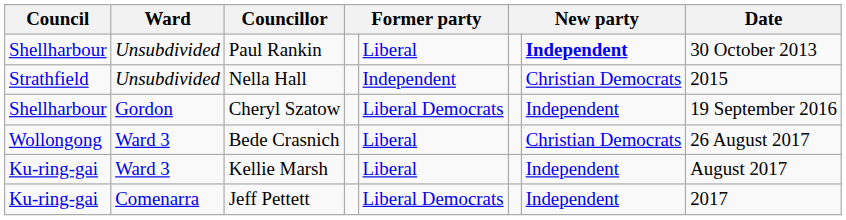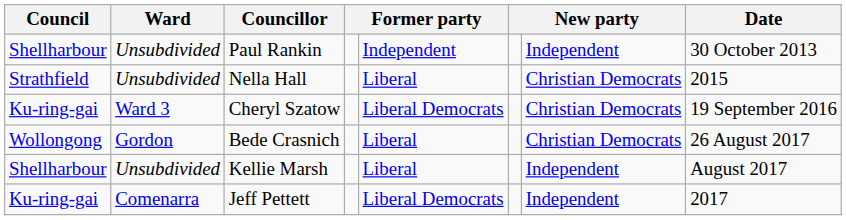(390, 49) Liberal -> (409, 49) Independent
(577, 49) bold -> (572, 49) normal
(409, 79) Independent -> (390, 79) Liberal
(58, 109) Shellharbour -> (54, 109) Ku-ring-gai
(144, 109) Gordon -> (142, 109) Ward 3
(572, 109) Independent -> (604, 109) Christian Democrats
(142, 139) Ward 3 -> (144, 139) Gordon
(54, 169) Ku-ring-gai -> (58, 169) Shellharbour
(142, 169) Ward 3 -> (168, 169) Unsubdivided
